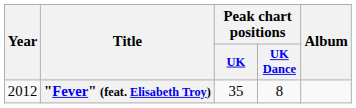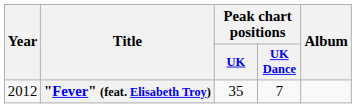(279, 91) 8 -> (279, 91) 7
